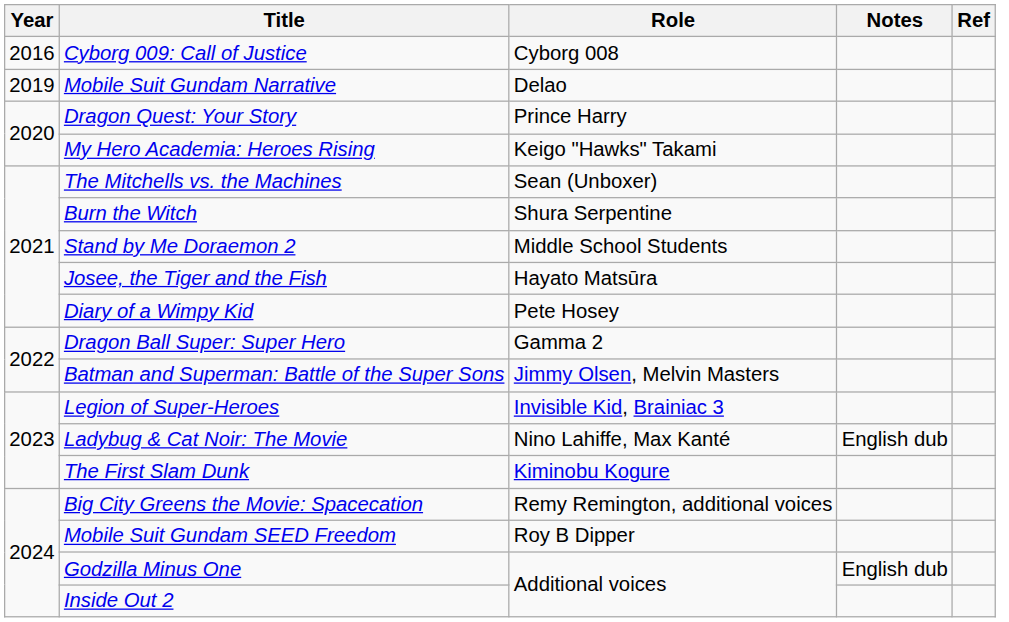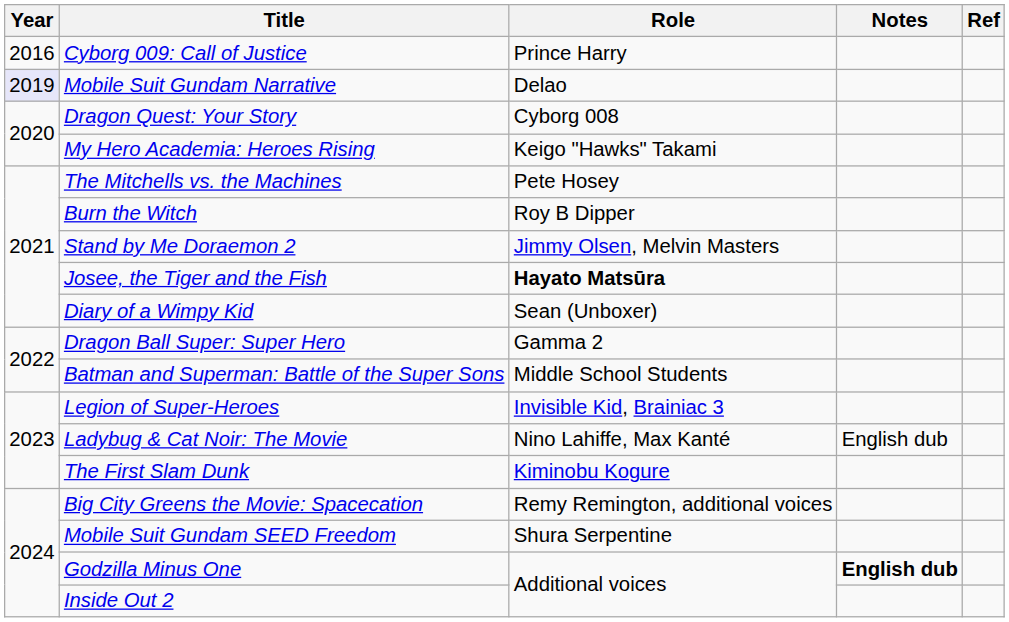(566, 52) Cyborg 008 -> (570, 52) Prince Harry
(32, 85) no background -> (32, 85) lavender background
(570, 117) Prince Harry -> (566, 117) Cyborg 008
(586, 181) Sean (Unboxer) -> (566, 181) Pete Hosey
(593, 213) Shura Serpentine -> (574, 213) Roy B Dipper
(621, 246) Middle School Students -> (646, 246) Jimmy Olsen, Melvin Masters
(586, 278) normal -> (589, 278) bold
(566, 310) Pete Hosey -> (586, 310) Sean (Unboxer)
(646, 375) Jimmy Olsen, Melvin Masters -> (621, 375) Middle School Students
(574, 536) Roy B Dipper -> (593, 536) Shura Serpentine
(895, 568) normal -> (900, 568) bold
